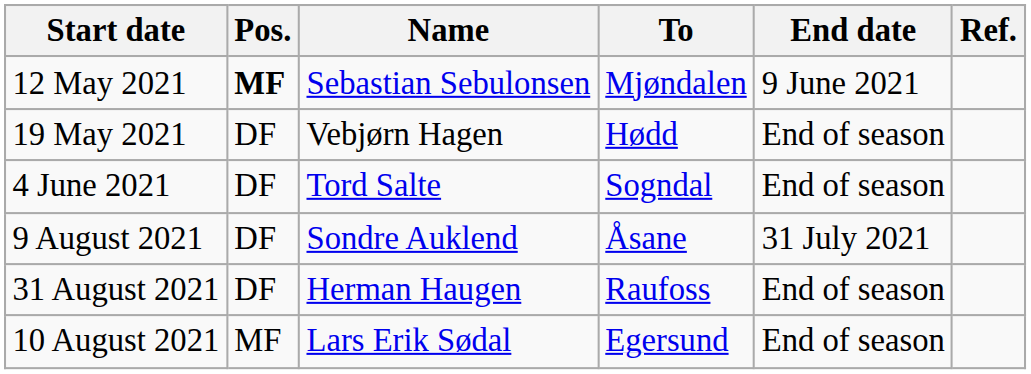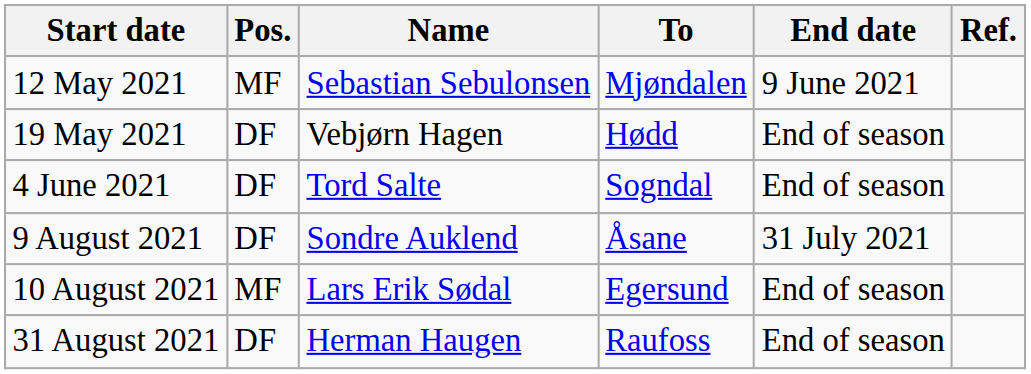(260, 82) bold -> (258, 82) normal
rows swapped: (116, 340) <-> (116, 289)
